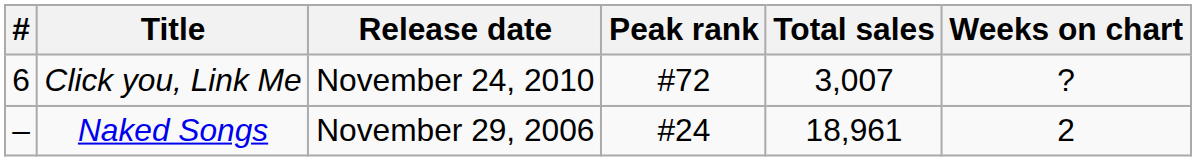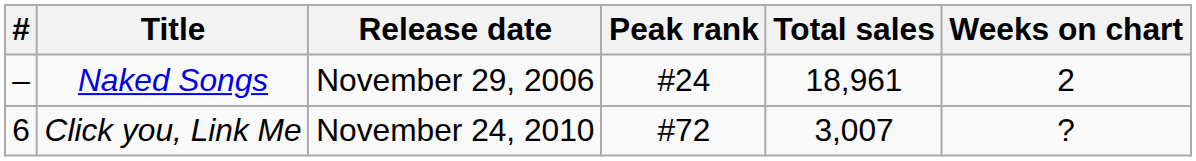rows swapped: (173, 130) <-> (173, 79)
